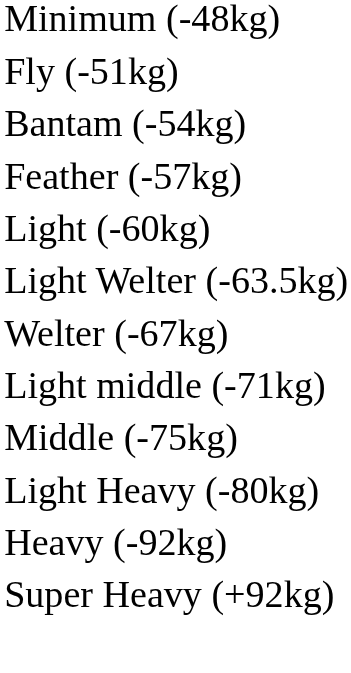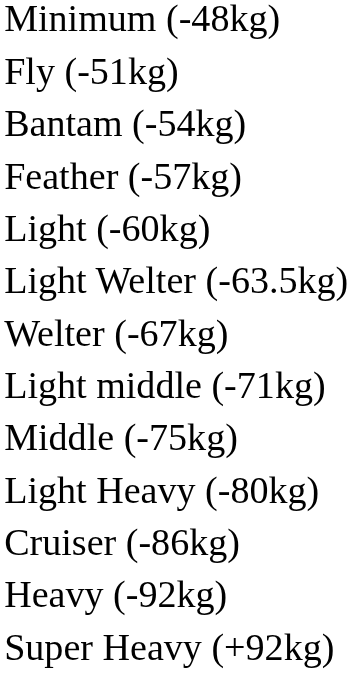+ row: (122, 542)
